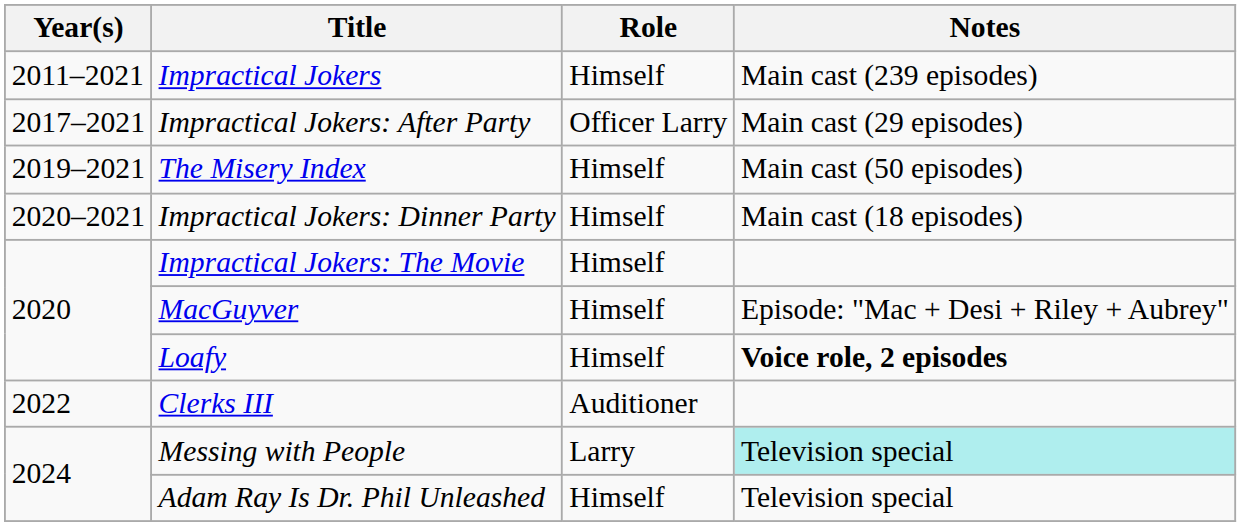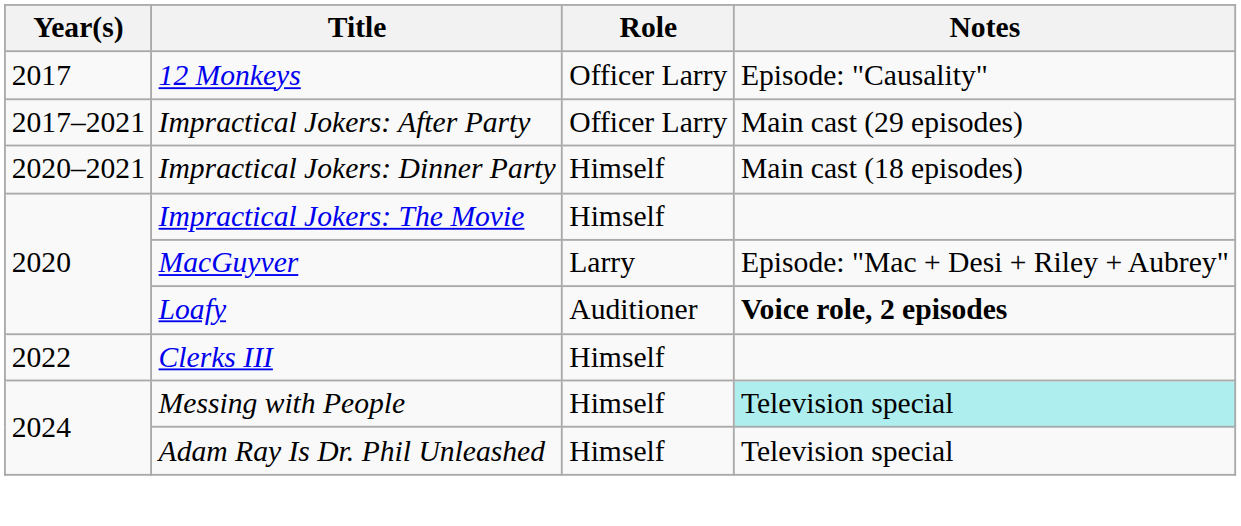- row: (270, 74)
+ row: (230, 74)
- row: (262, 168)
(617, 309) Himself -> (602, 262) Larry
(617, 356) Himself -> (633, 309) Auditioner
(633, 403) Auditioner -> (617, 356) Himself
(602, 450) Larry -> (617, 403) Himself
